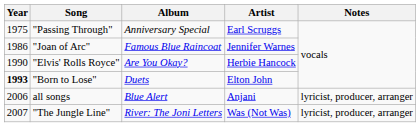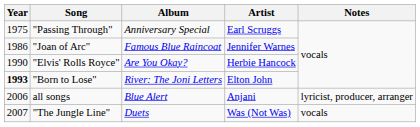(137, 79) Duets -> (173, 79) River: The Joni Letters
(173, 113) River: The Joni Letters -> (137, 113) Duets
(357, 113) lyricist, producer, arranger -> (314, 113) vocals
